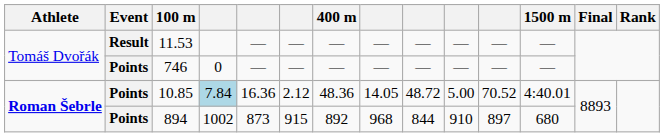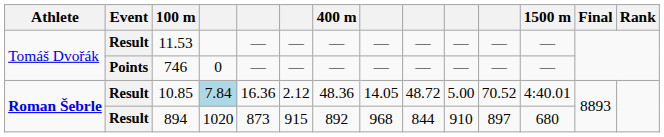(129, 93) Points -> (129, 93) Result
(129, 119) Points -> (129, 119) Result
(218, 119) 1002 -> (218, 119) 1020
